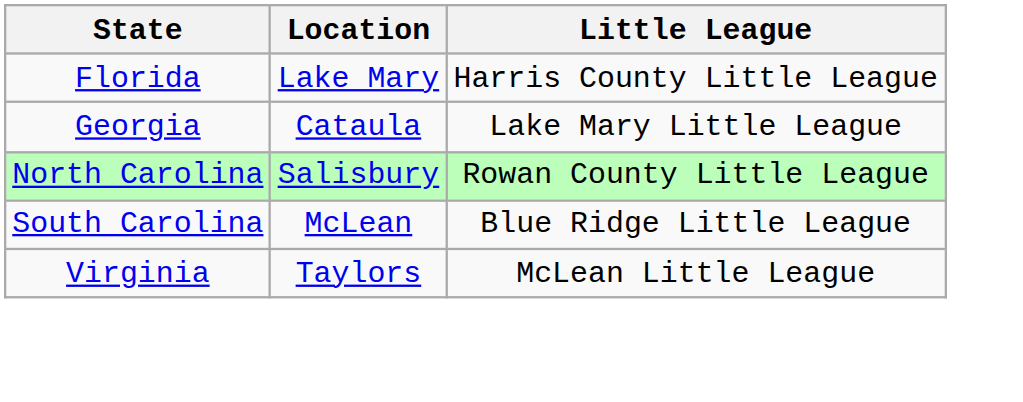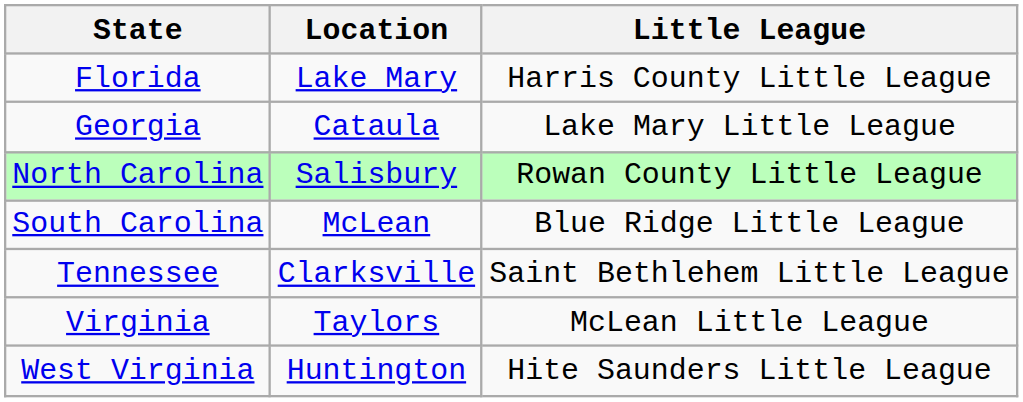+ row: (138, 273)
+ row: (138, 371)
